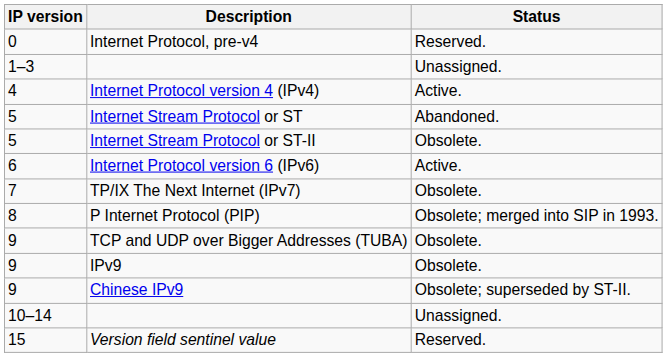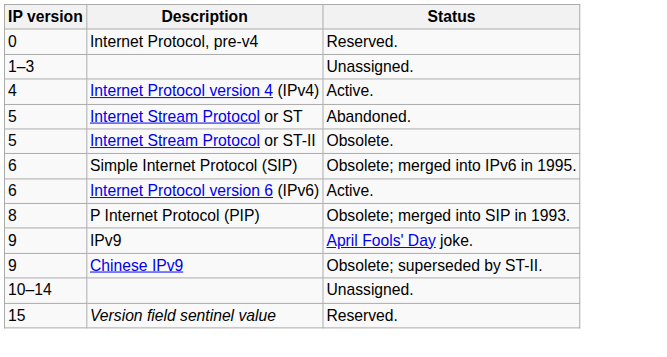+ row: (12, 166)
- row: (12, 191)
- row: (12, 240)
(448, 265) Obsolete. -> (400, 240) April Fools' Day joke.
